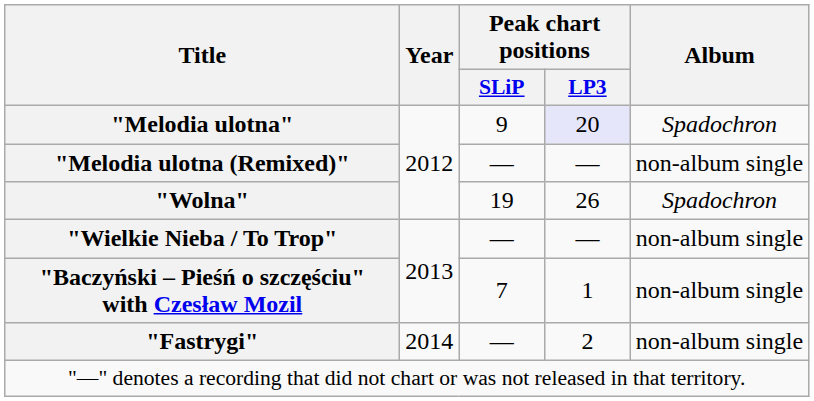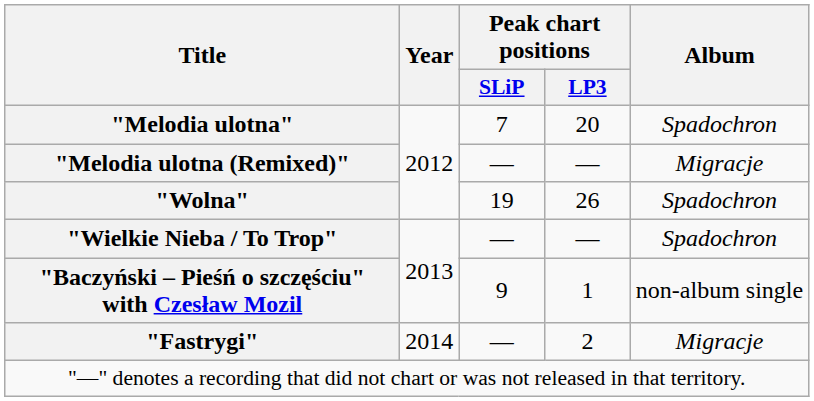(502, 124) 9 -> (502, 124) 7
(587, 124) lavender background -> (587, 124) no background
(719, 162) non-album single -> (719, 162) Migracje
(719, 238) non-album single -> (719, 238) Spadochron
(502, 289) 7 -> (502, 289) 9
(719, 341) non-album single -> (719, 341) Migracje
